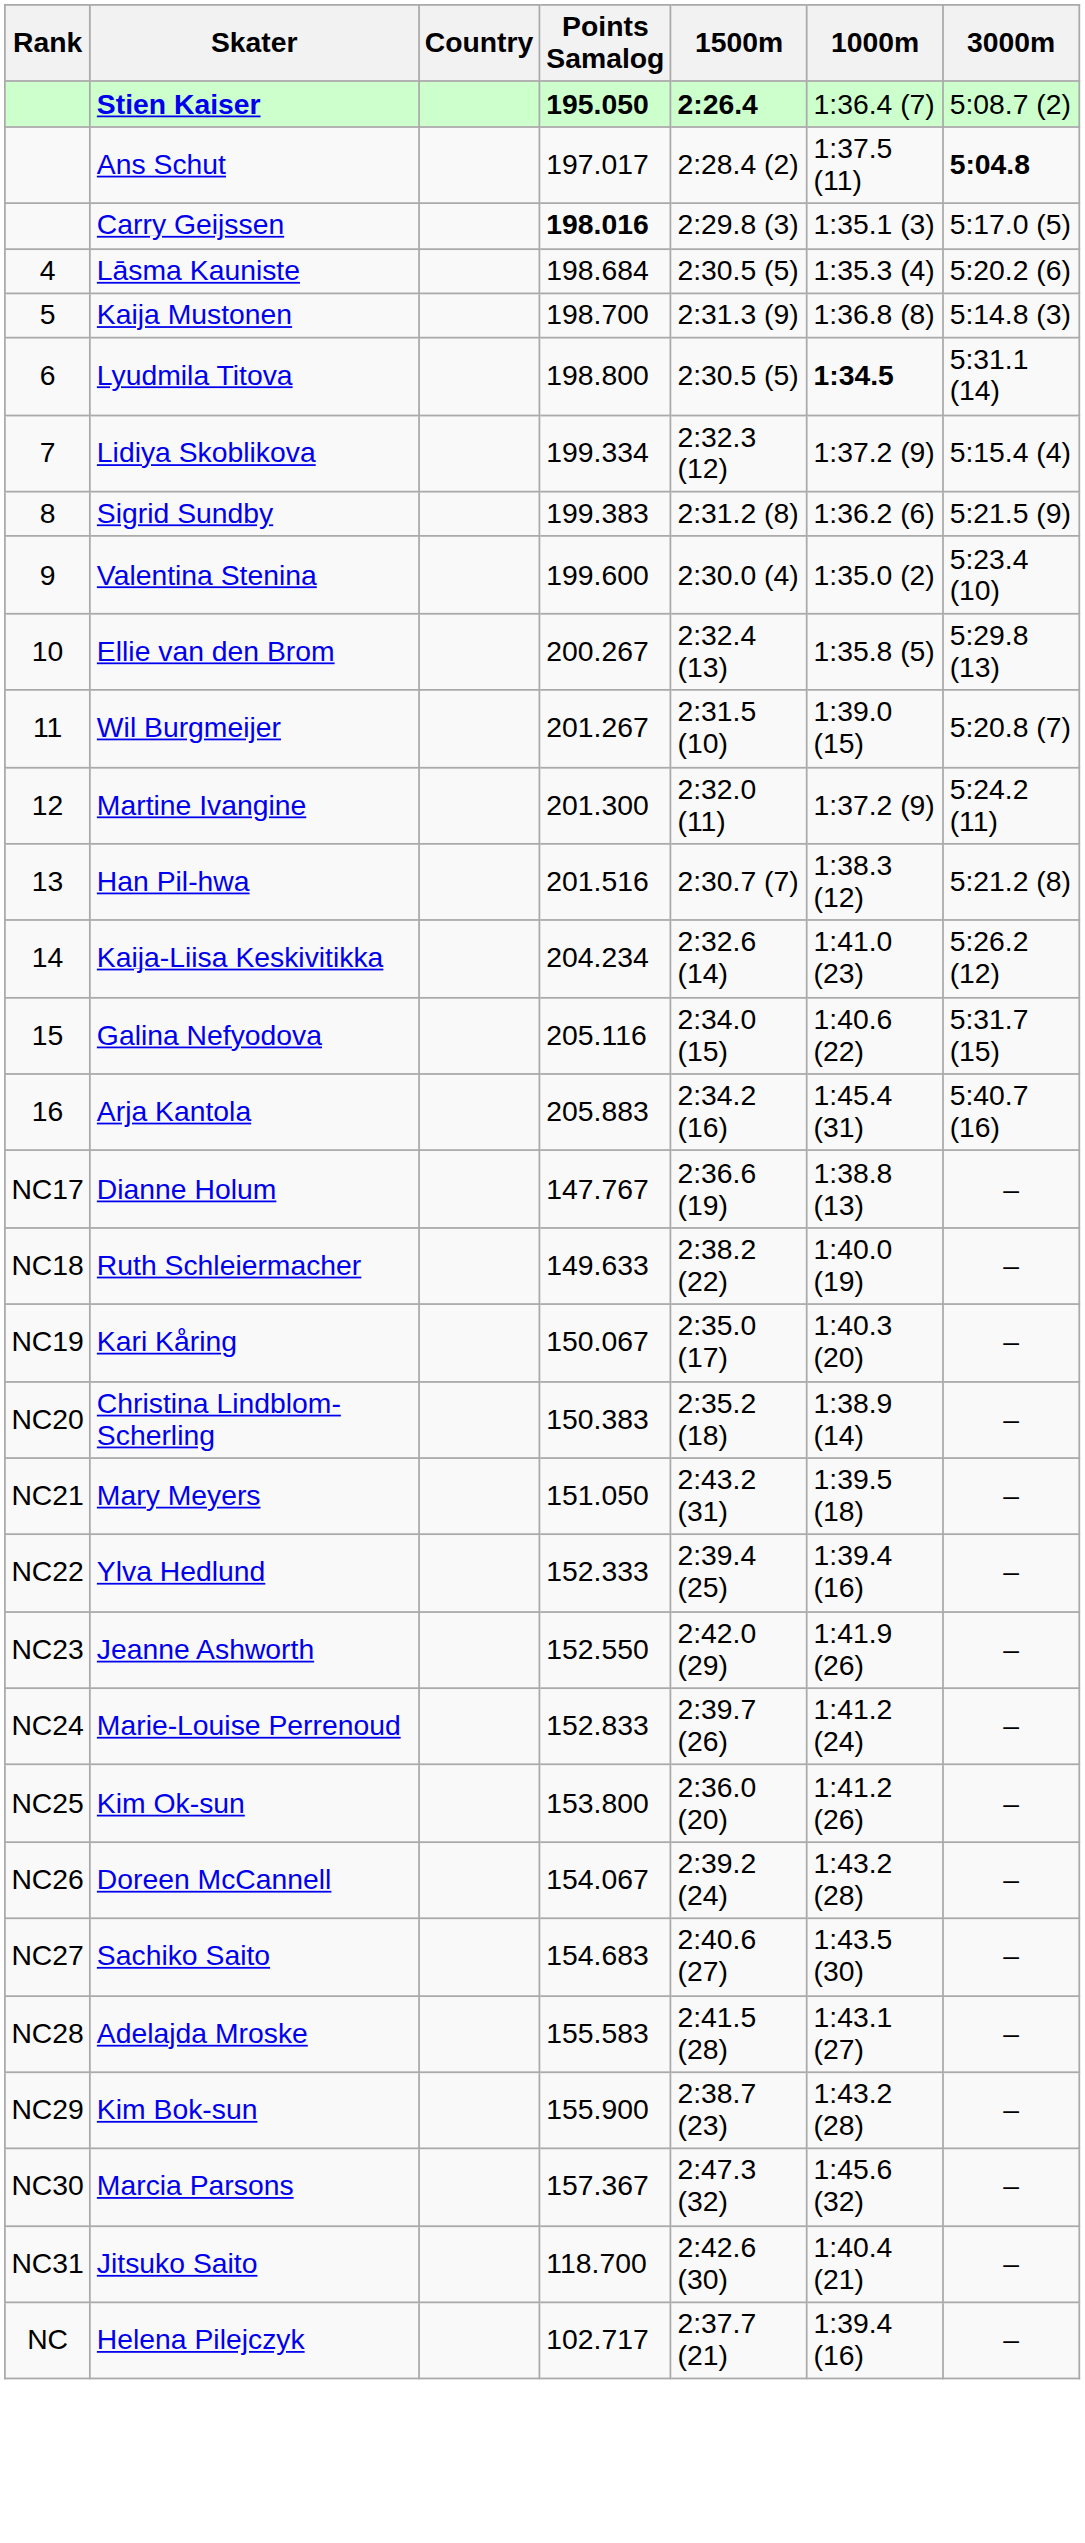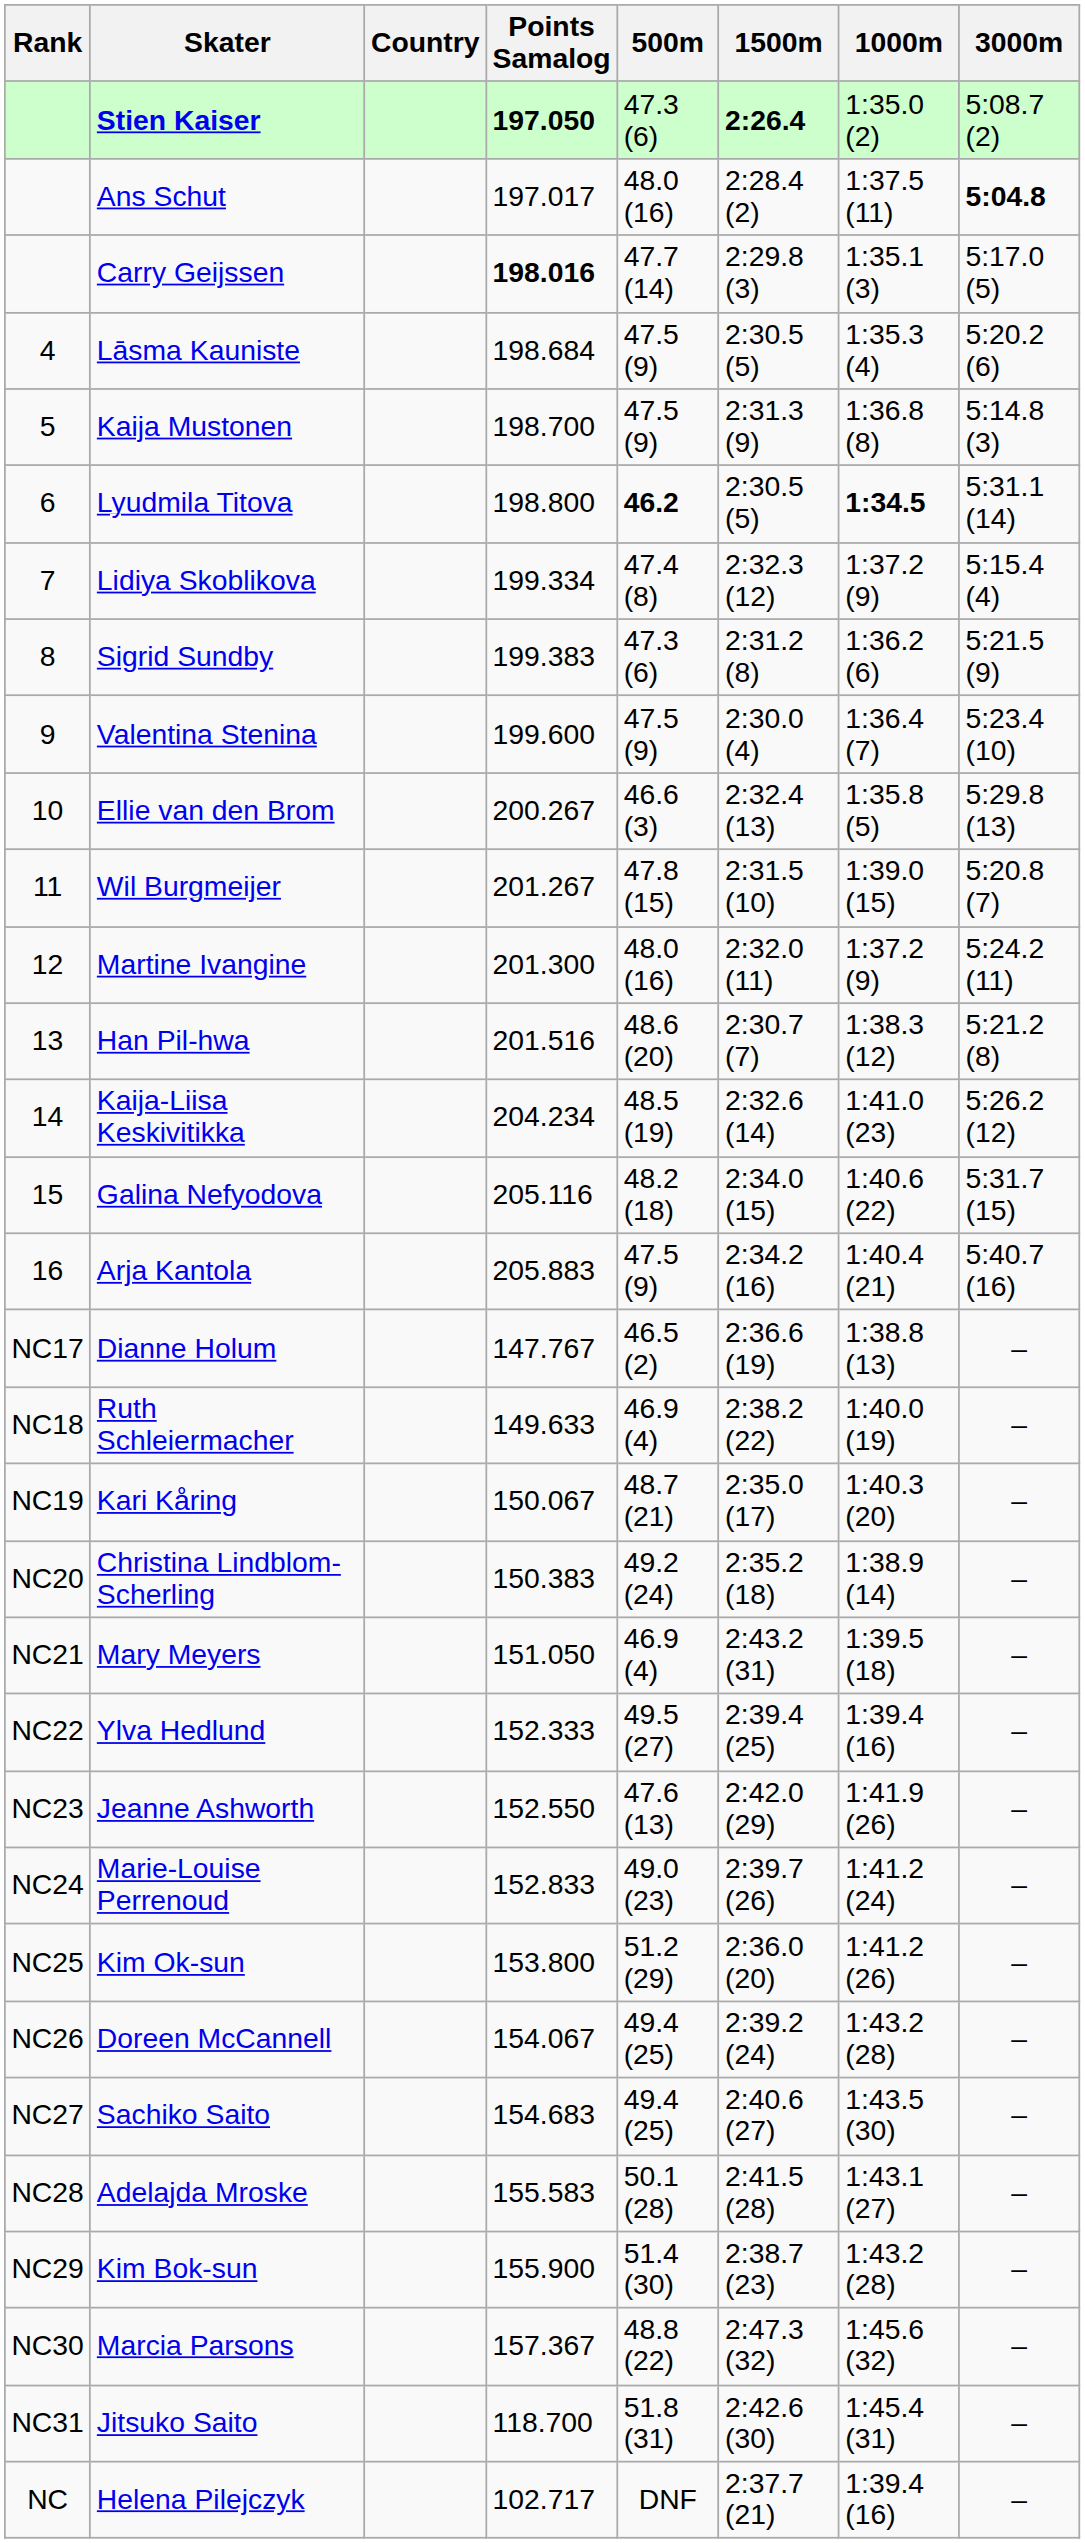+ column: (668, 42)
(598, 103) 195.050 -> (544, 119) 197.050
(874, 103) 1:36.4 (7) -> (885, 119) 1:35.0 (2)
(874, 574) 1:35.0 (2) -> (885, 733) 1:36.4 (7)
(853, 1111) 1:45.4 (31) -> (885, 1271) 1:40.4 (21)
(853, 2263) 1:40.4 (21) -> (885, 2422) 1:45.4 (31)
